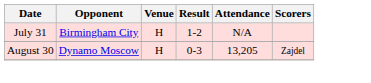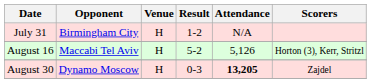+ row: (30, 51)
(242, 51) normal -> (242, 69) bold
